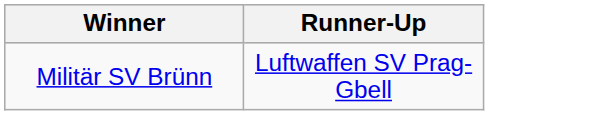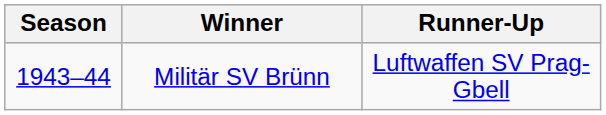+ column: (64, 23)
